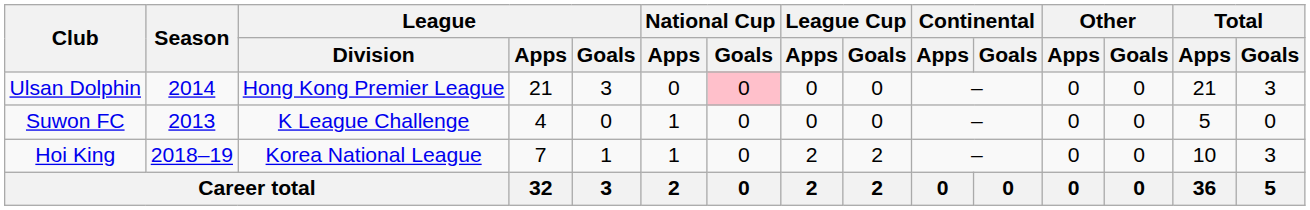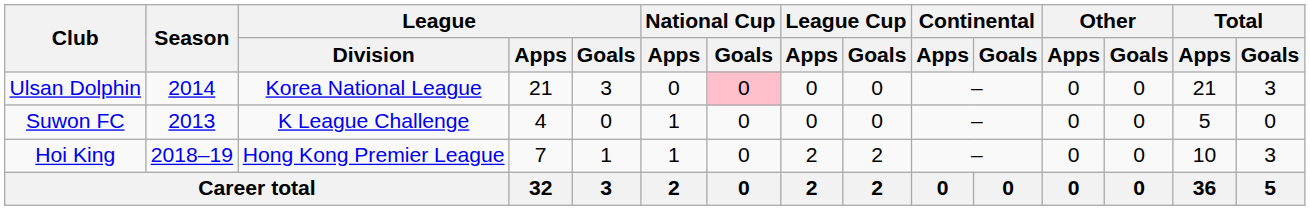(374, 88) Hong Kong Premier League -> (374, 88) Korea National League
(374, 155) Korea National League -> (374, 155) Hong Kong Premier League
